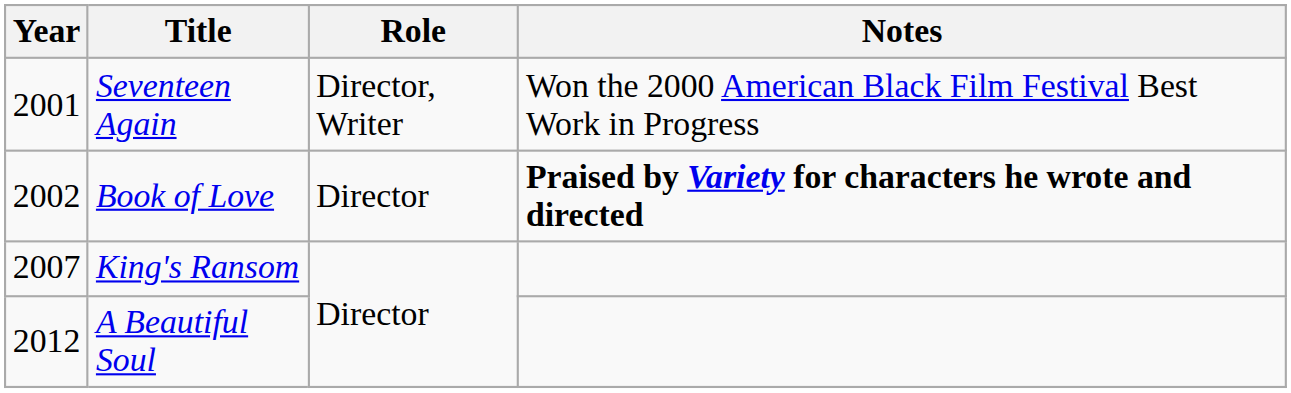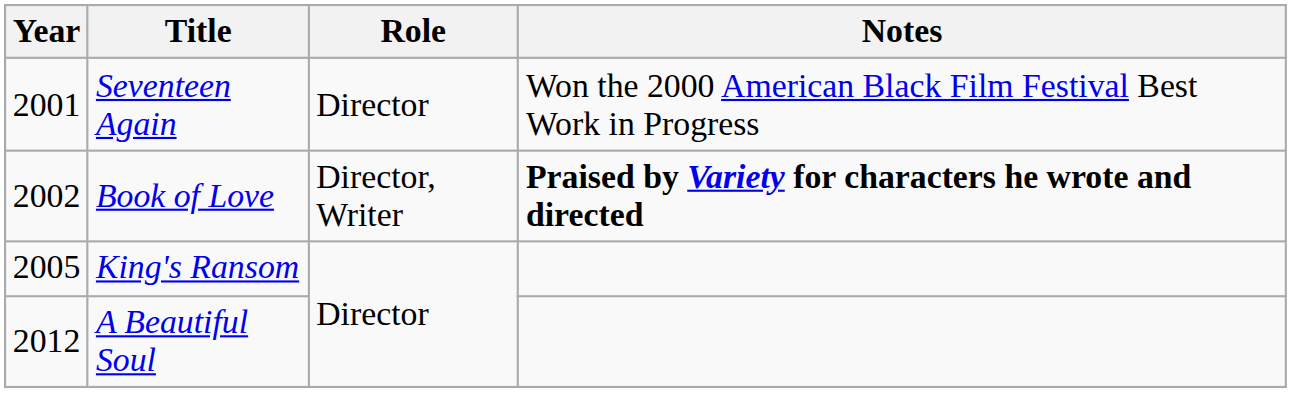(376, 103) Director, Writer -> (372, 103) Director
(372, 195) Director -> (376, 195) Director, Writer
(47, 267) 2007 -> (47, 267) 2005
